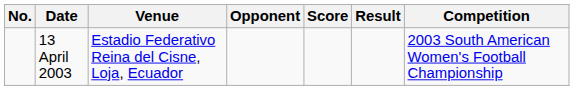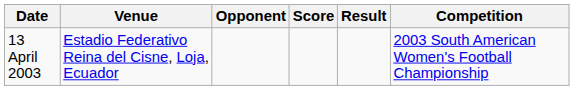- column: (20, 16)
